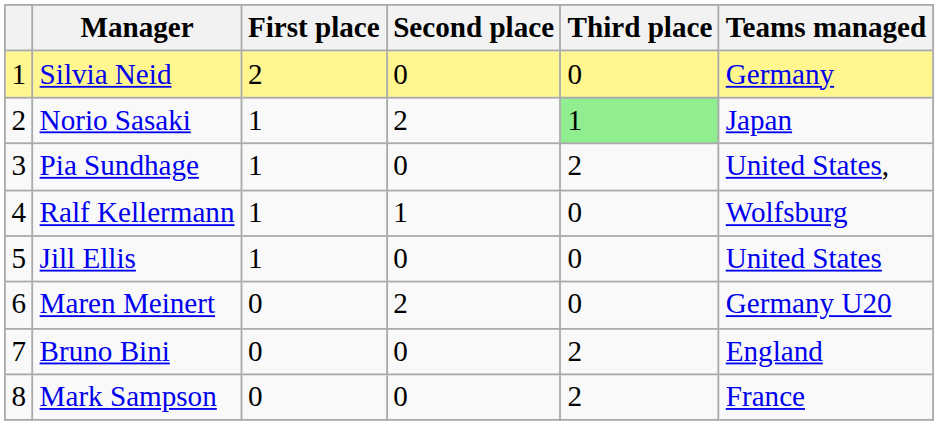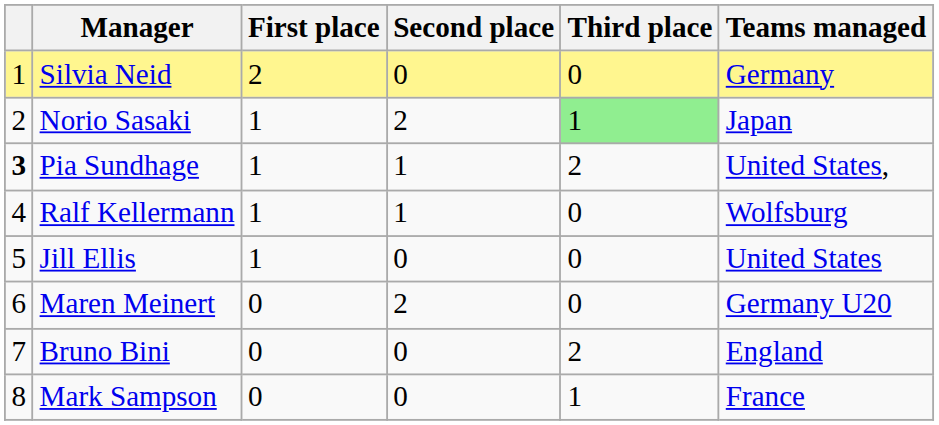(19, 166) normal -> (19, 166) bold
(400, 166) 0 -> (400, 166) 1
(575, 397) 2 -> (575, 397) 1
